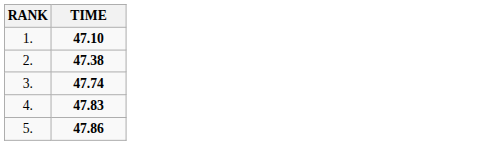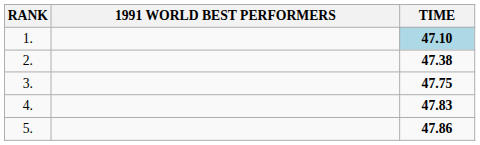+ column: (225, 16)
(89, 38) no background -> (437, 38) lightblue background
(89, 83) 47.74 -> (437, 83) 47.75
